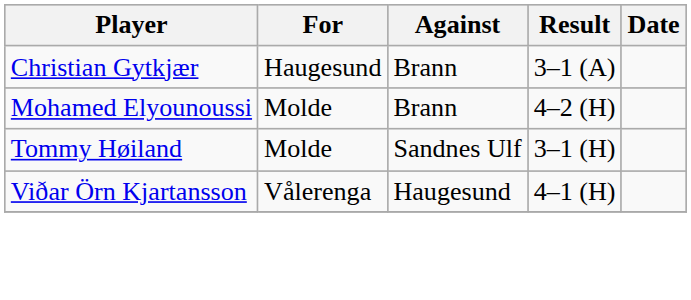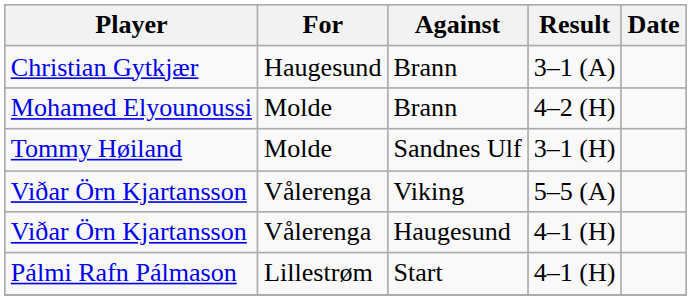+ row: (129, 190)
+ row: (124, 273)
